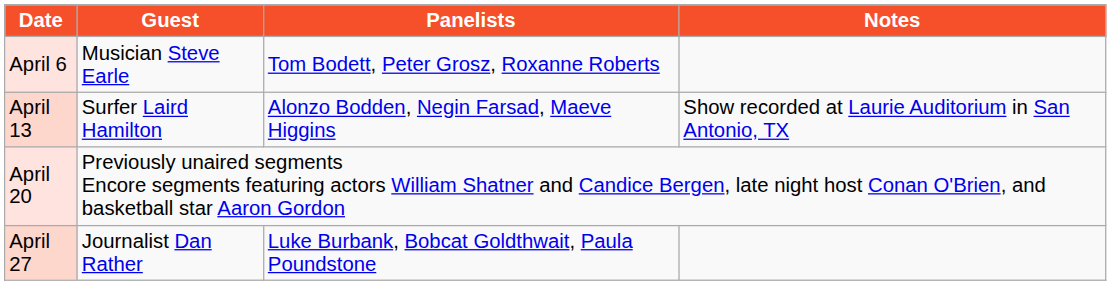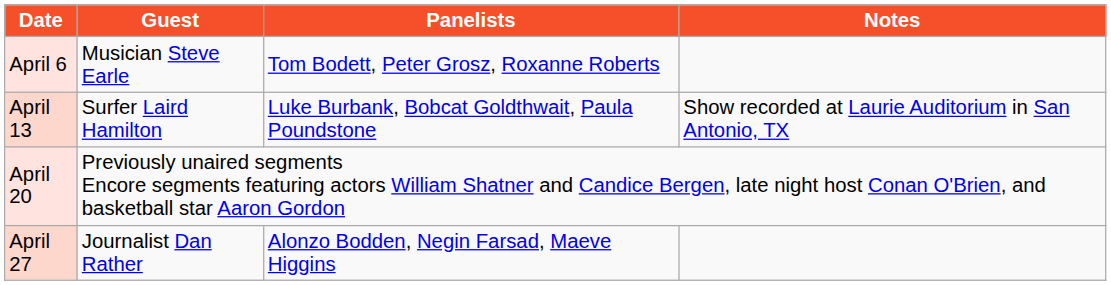(440, 119) Alonzo Bodden, Negin Farsad, Maeve Higgins -> (450, 119) Luke Burbank, Bobcat Goldthwait, Paula Poundstone
(450, 252) Luke Burbank, Bobcat Goldthwait, Paula Poundstone -> (440, 252) Alonzo Bodden, Negin Farsad, Maeve Higgins
